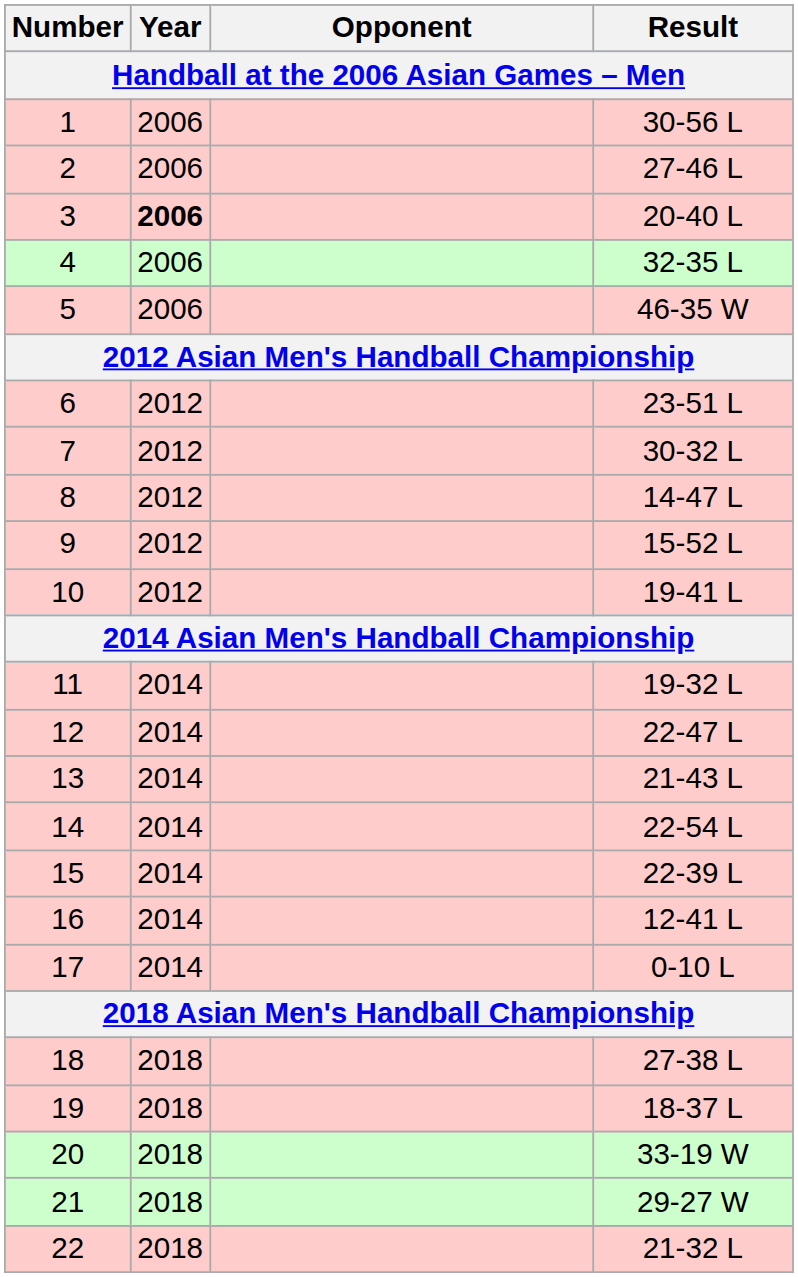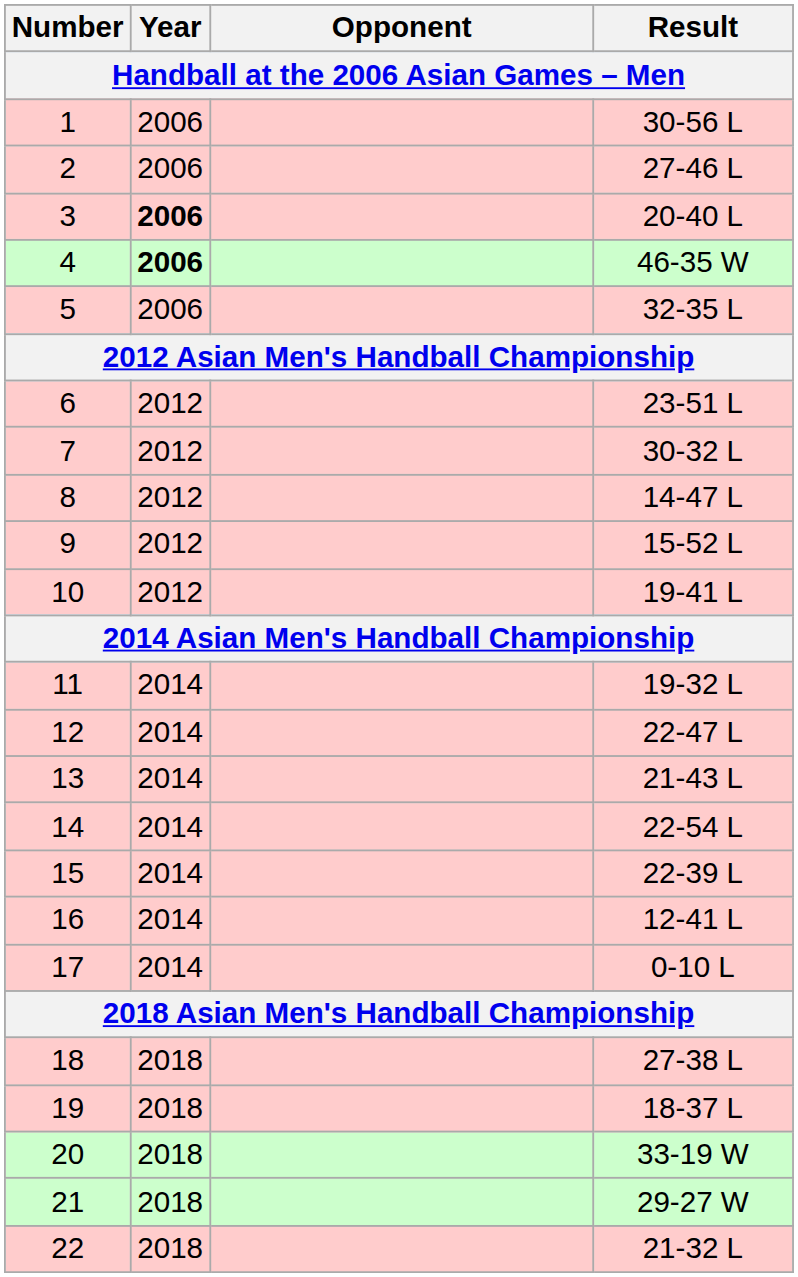(170, 262) normal -> (170, 262) bold
(693, 262) 32-35 L -> (693, 262) 46-35 W
(693, 309) 46-35 W -> (693, 309) 32-35 L
